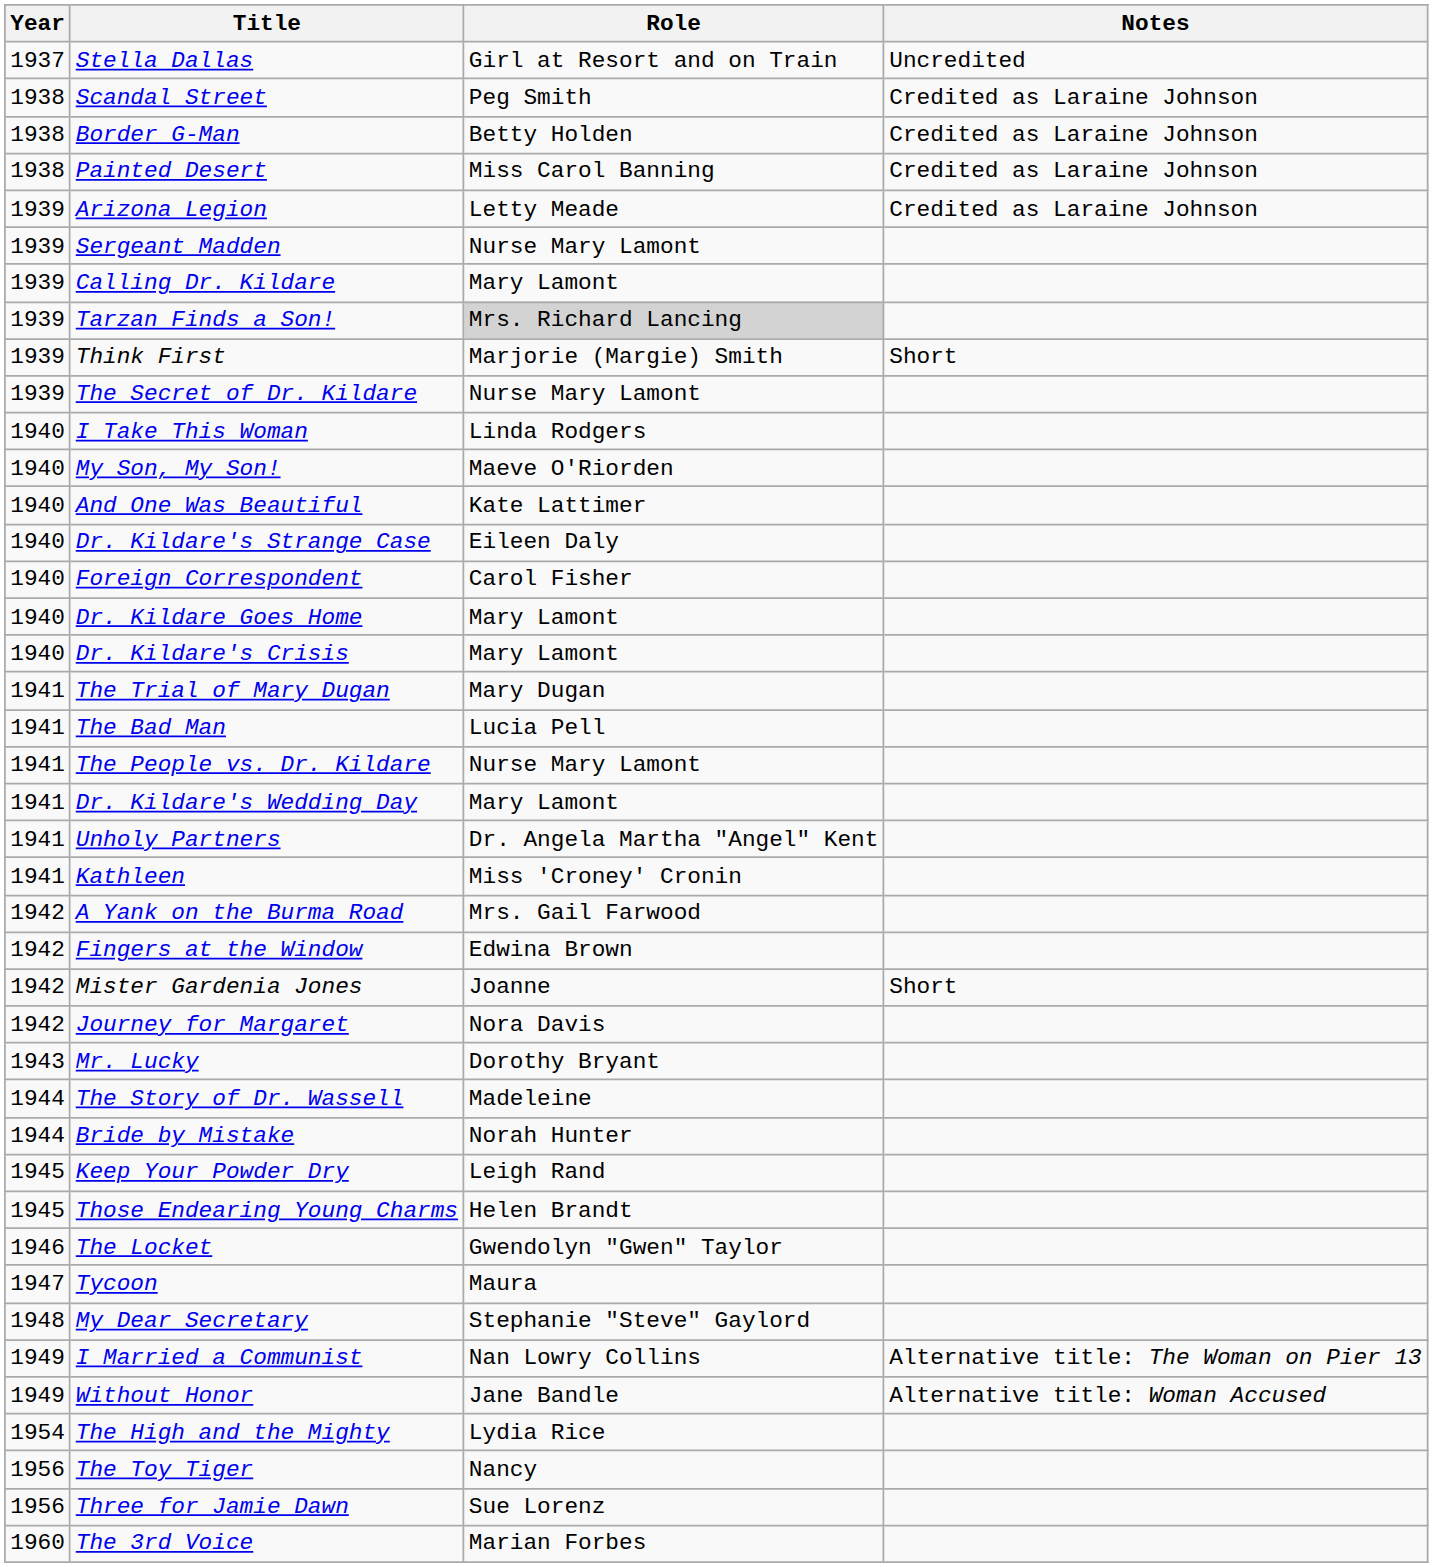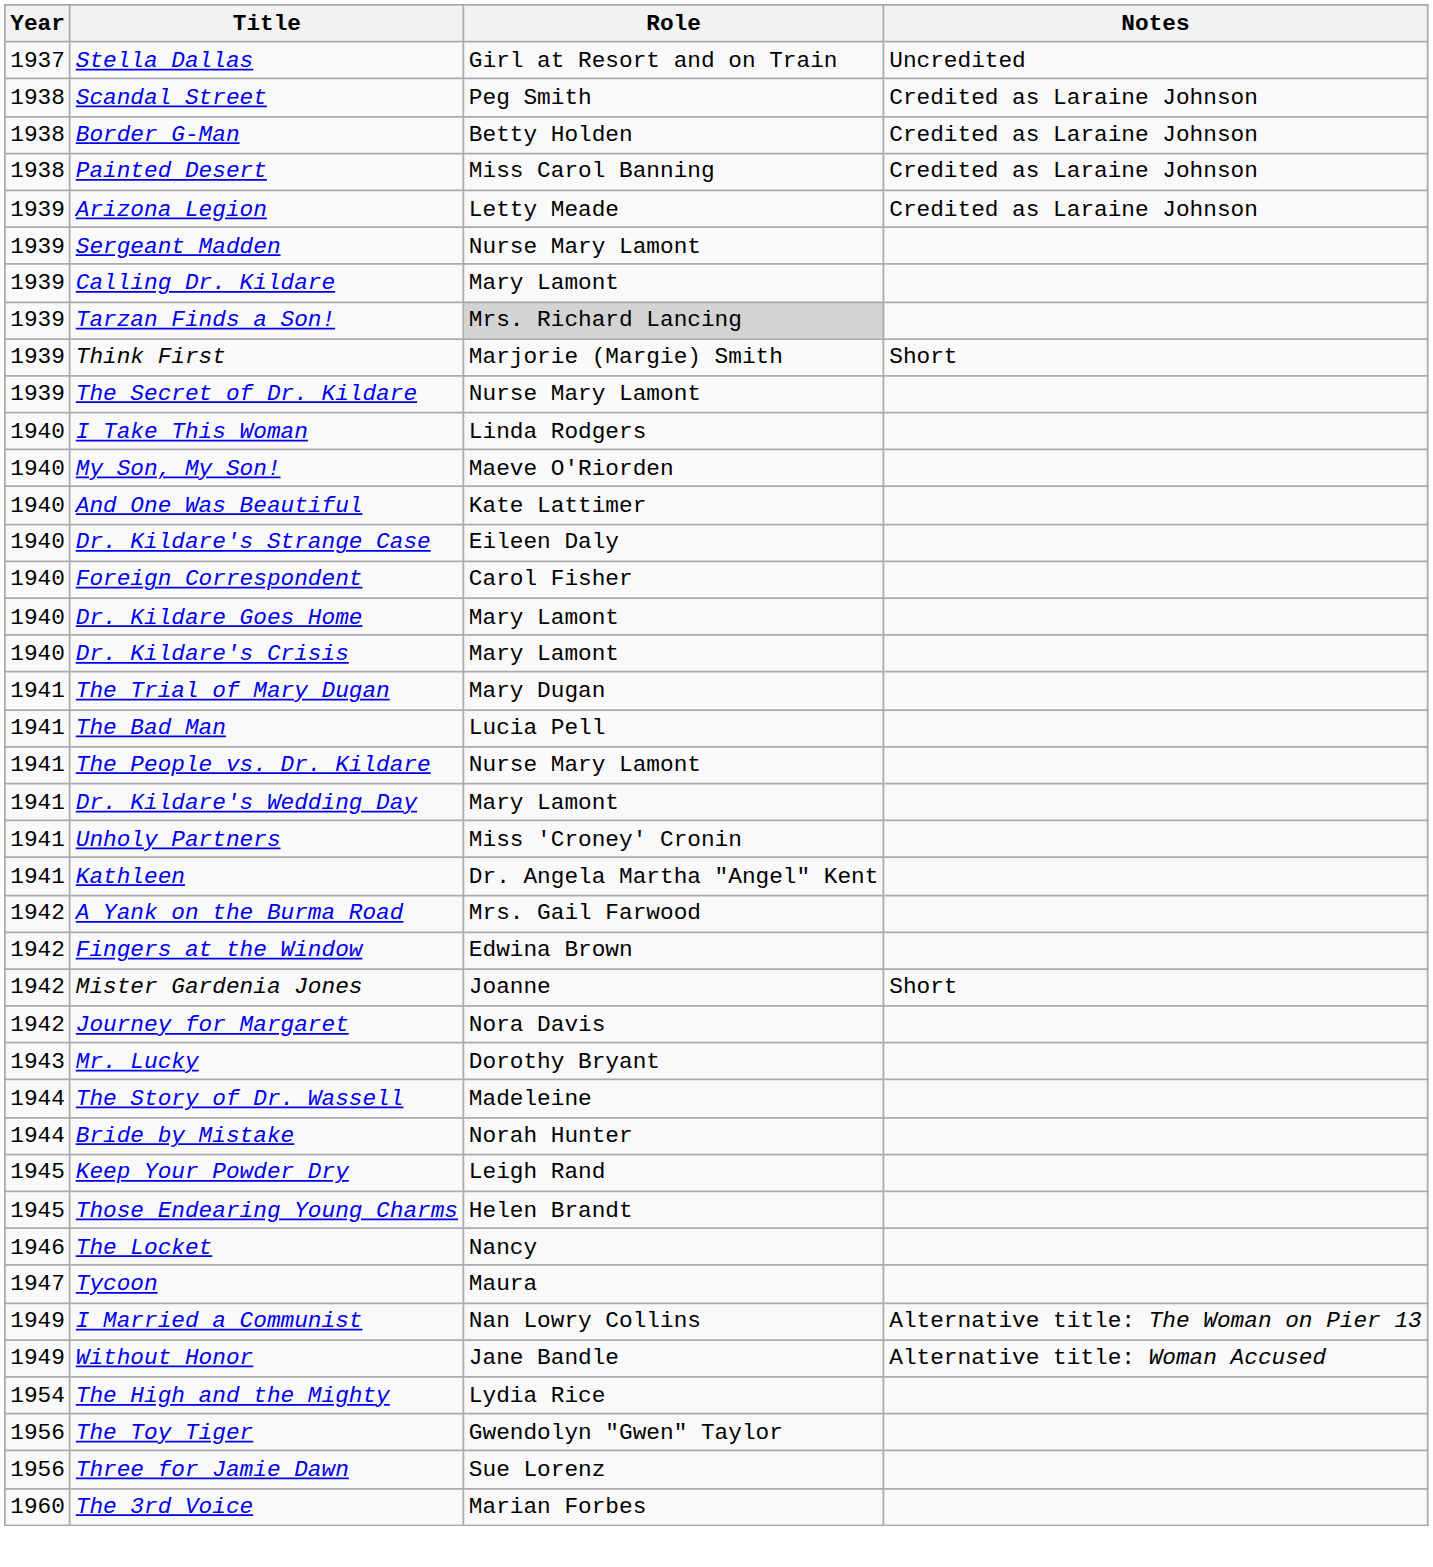(674, 839) Dr. Angela Martha "Angel" Kent -> (605, 839) Miss 'Croney' Cronin
(605, 876) Miss 'Croney' Cronin -> (674, 876) Dr. Angela Martha "Angel" Kent
(626, 1247) Gwendolyn "Gwen" Taylor -> (503, 1247) Nancy
- row: (192, 1321)
(503, 1469) Nancy -> (626, 1432) Gwendolyn "Gwen" Taylor
